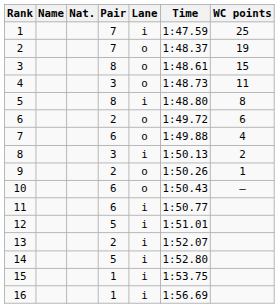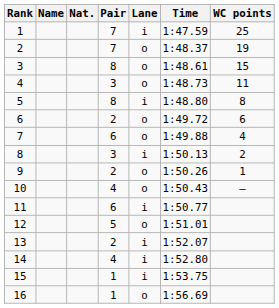(113, 189) 6 -> (113, 189) 4
(144, 224) i -> (144, 224) o
(113, 259) 5 -> (113, 259) 4
(144, 295) i -> (144, 295) o
